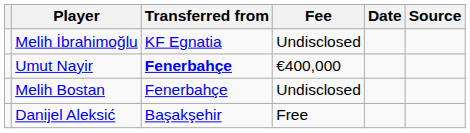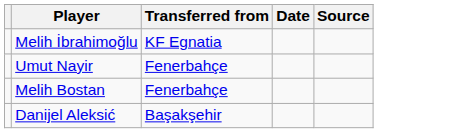- column: (318, 16)
(188, 66) bold -> (186, 66) normal
